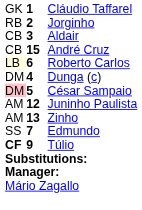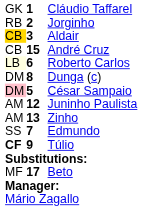(14, 36) no background -> (14, 36) gold background
(30, 77) 4 -> (30, 77) 8
+ row: (60, 172)
